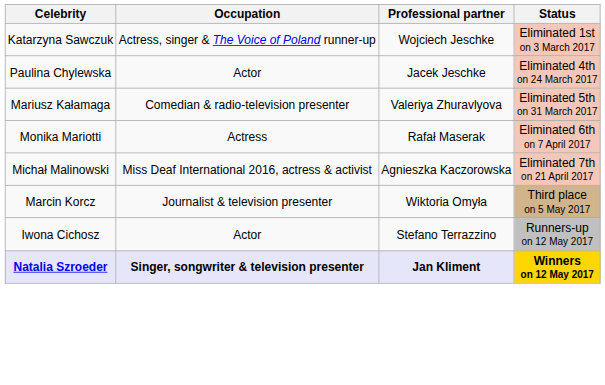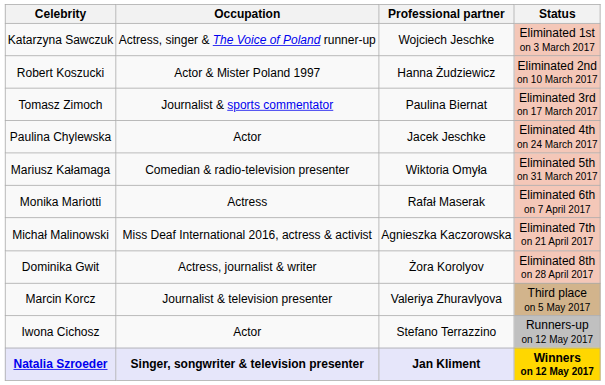+ row: (60, 72)
+ row: (60, 105)
(446, 105) Valeriya Zhuravlyova -> (446, 169) Wiktoria Omyła
+ row: (60, 267)
(446, 202) Wiktoria Omyła -> (446, 299) Valeriya Zhuravlyova
